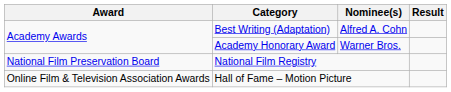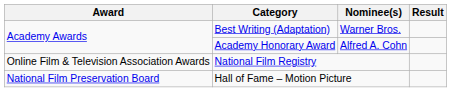(374, 29) Alfred A. Cohn -> (370, 29) Warner Bros.
(370, 45) Warner Bros. -> (374, 45) Alfred A. Cohn
(83, 62) National Film Preservation Board -> (108, 62) Online Film & Television Association Awards
(108, 78) Online Film & Television Association Awards -> (83, 78) National Film Preservation Board
